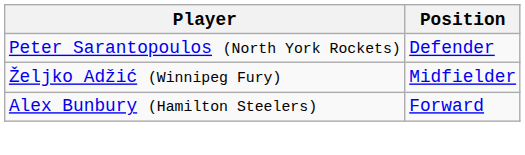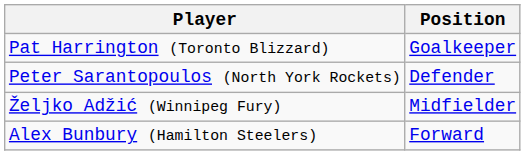+ row: (169, 48)
